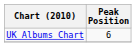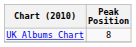(109, 35) 6 -> (109, 35) 8
